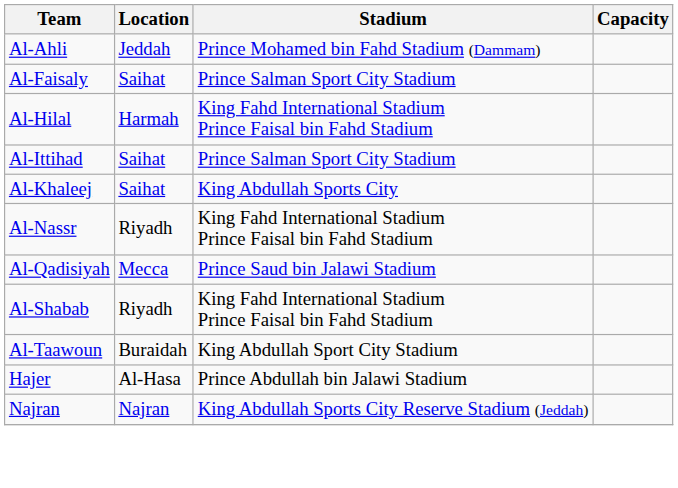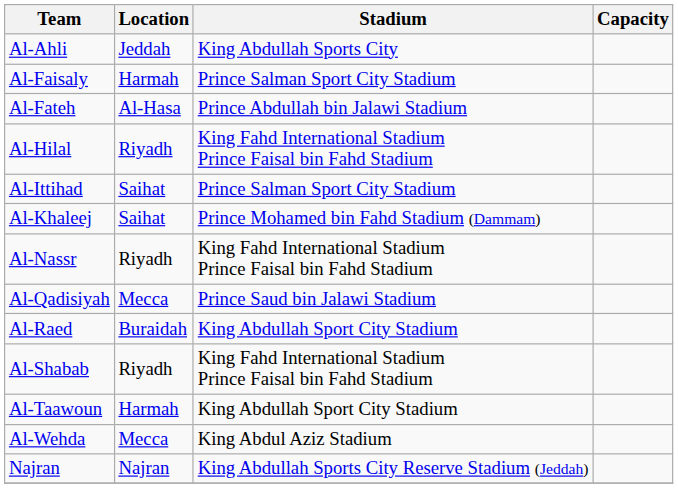(369, 49) Prince Mohamed bin Fahd Stadium (Dammam) -> (298, 49) King Abdullah Sports City
(142, 78) Saihat -> (149, 78) Harmah
+ row: (42, 108)
(149, 118) Harmah -> (145, 148) Riyadh
(298, 188) King Abdullah Sports City -> (369, 218) Prince Mohamed bin Fahd Stadium (Dammam)
+ row: (41, 328)
(153, 349) Buraidah -> (149, 409) Harmah
+ row: (47, 438)
- row: (30, 379)
